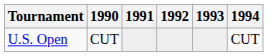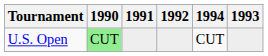columns swapped: (210, 16) <-> (245, 16)
(104, 40) no background -> (104, 40) lightgreen background
